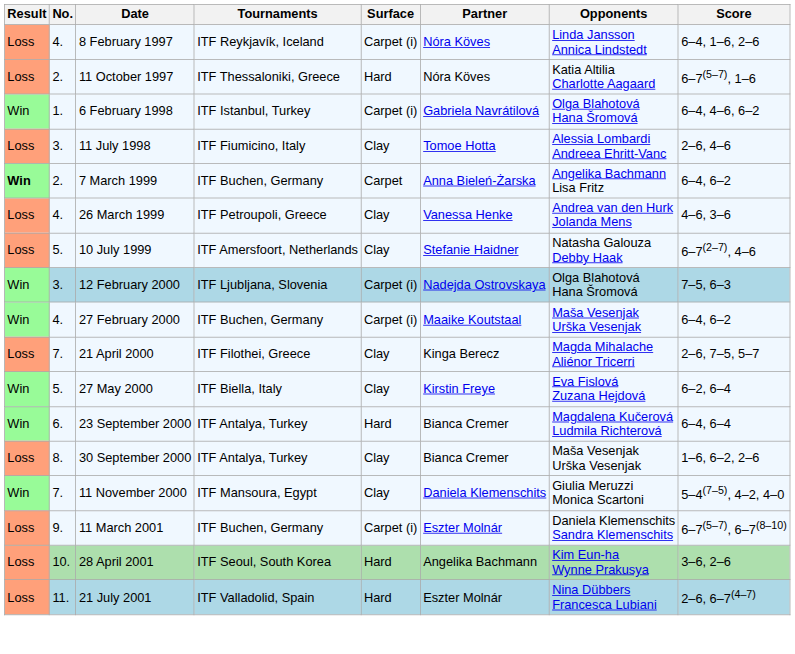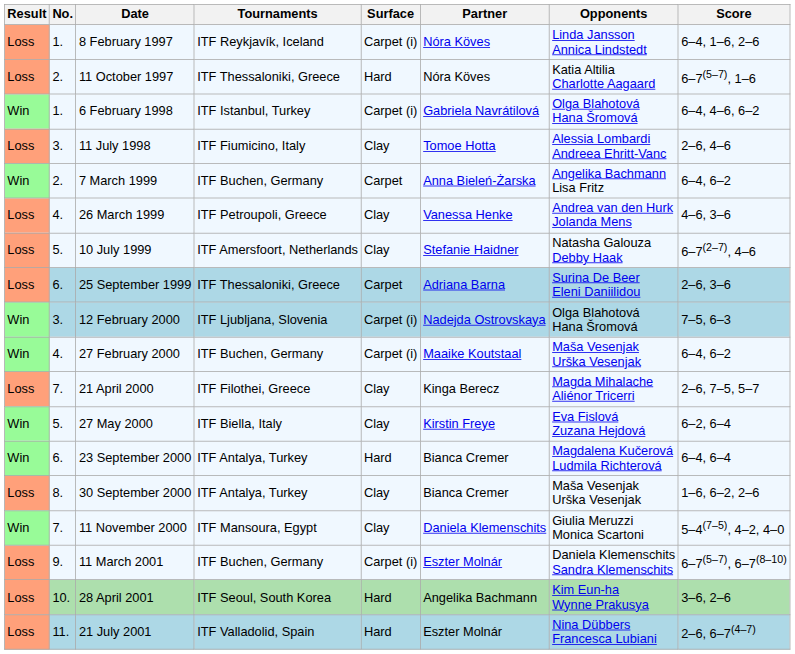(58, 42) 4. -> (58, 42) 1.
(19, 180) bold -> (18, 180) normal
+ row: (135, 285)
